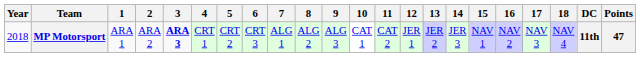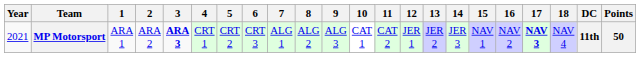(18, 37) 2018 -> (18, 37) 2021
(536, 37) normal -> (536, 37) bold
(619, 37) 47 -> (619, 37) 50
